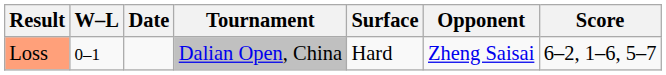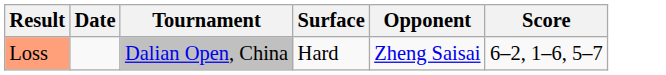- column: (97, 20)
